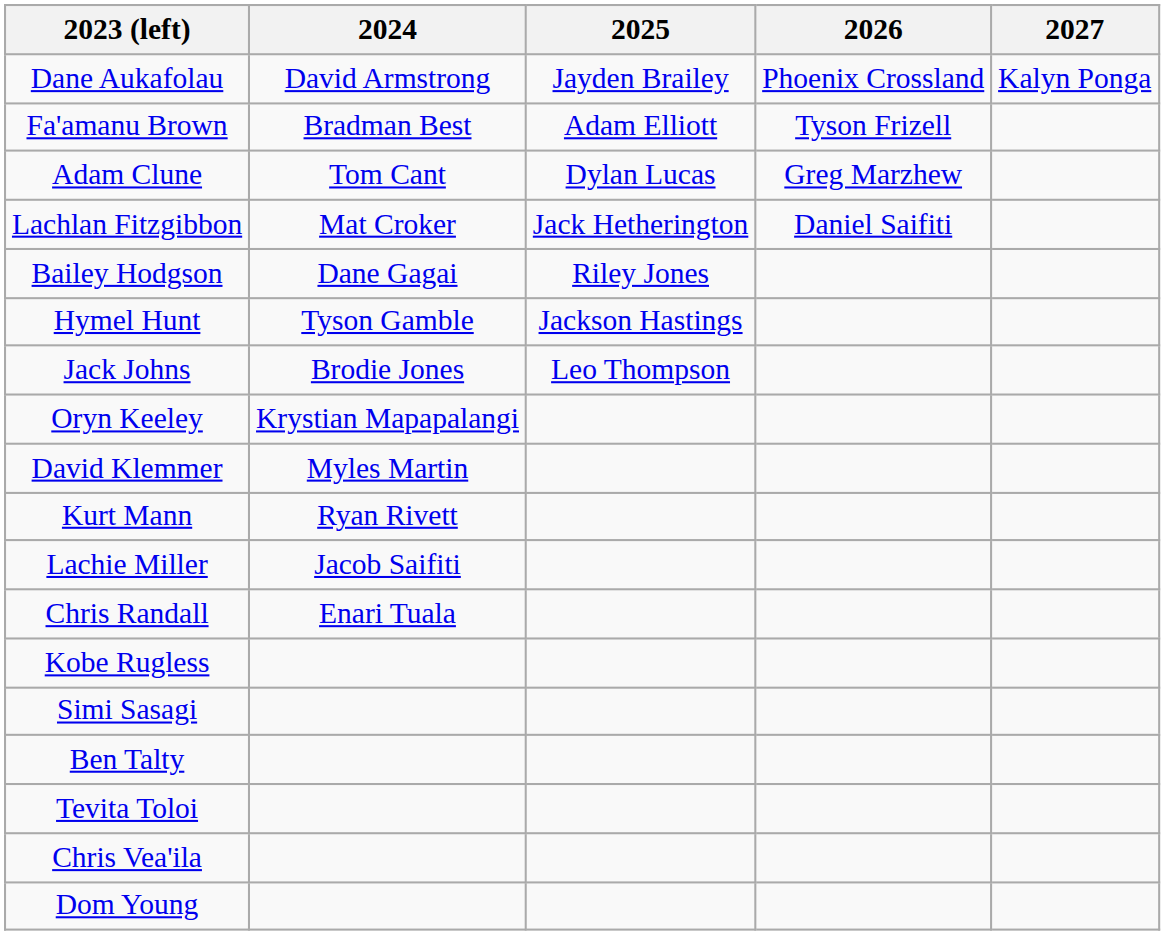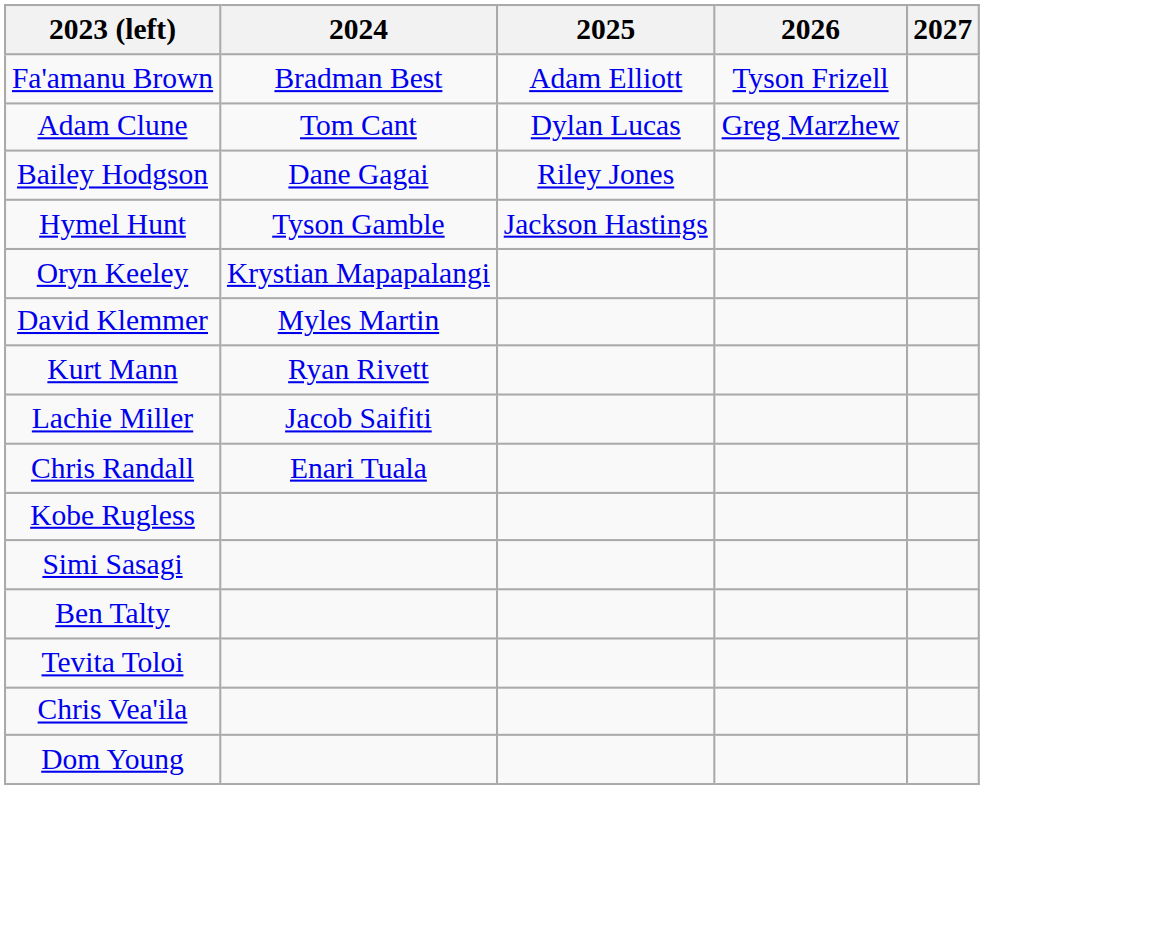- row: (127, 77)
- row: (127, 223)
- row: (127, 370)
